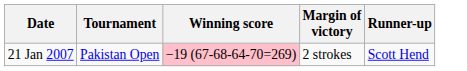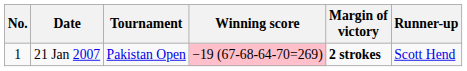+ column: (18, 24)
(327, 54) normal -> (355, 54) bold
